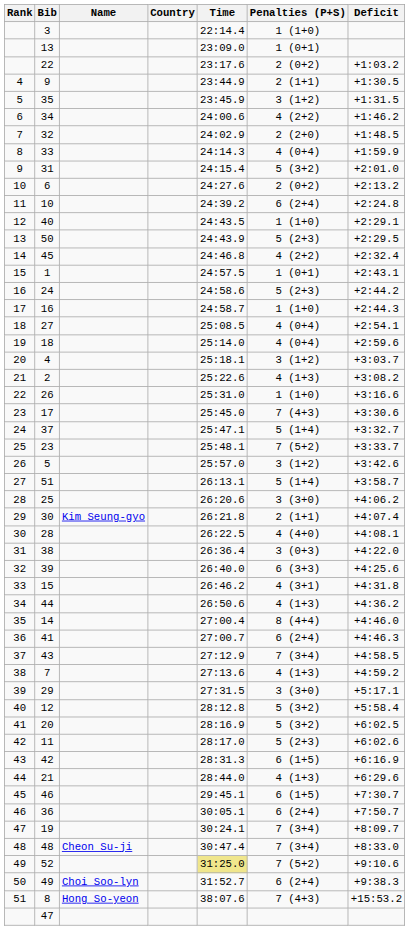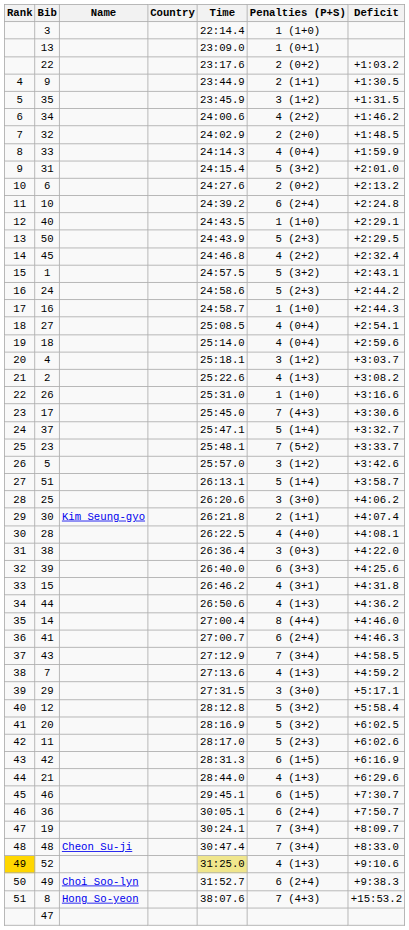(298, 274) 1 (0+1) -> (298, 274) 5 (3+2)
(20, 864) no background -> (20, 864) gold background
(298, 864) 7 (5+2) -> (298, 864) 4 (1+3)
